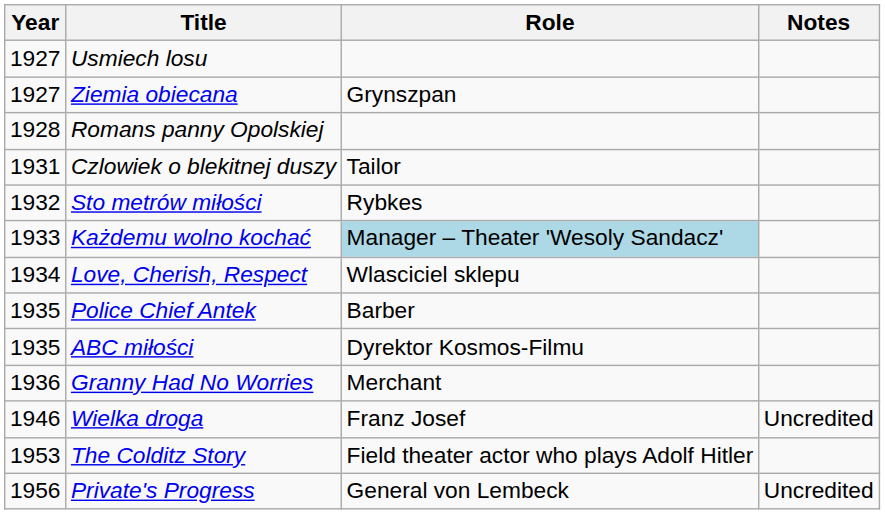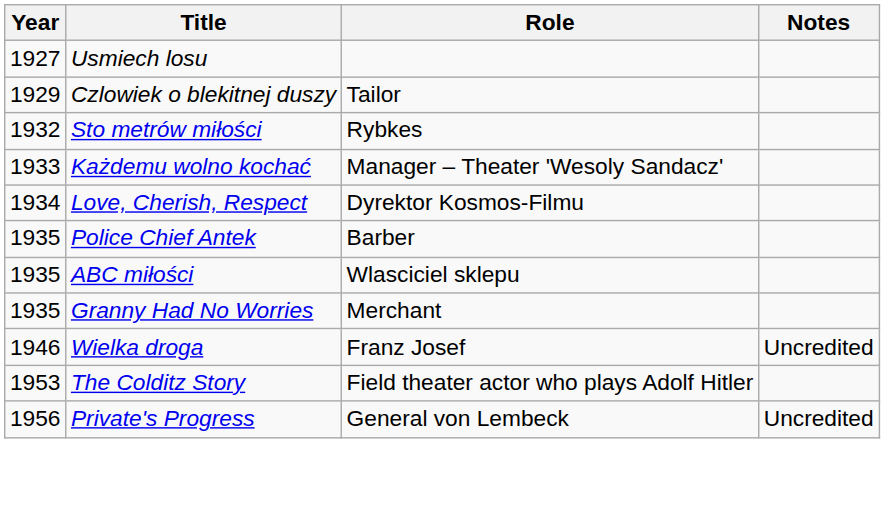- row: (154, 94)
- row: (197, 130)
(35, 166) 1931 -> (35, 94) 1929
(535, 238) lightblue background -> (535, 166) no background
(433, 274) Wlasciciel sklepu -> (465, 202) Dyrektor Kosmos-Filmu
(465, 346) Dyrektor Kosmos-Filmu -> (433, 274) Wlasciciel sklepu
(35, 382) 1936 -> (35, 310) 1935
